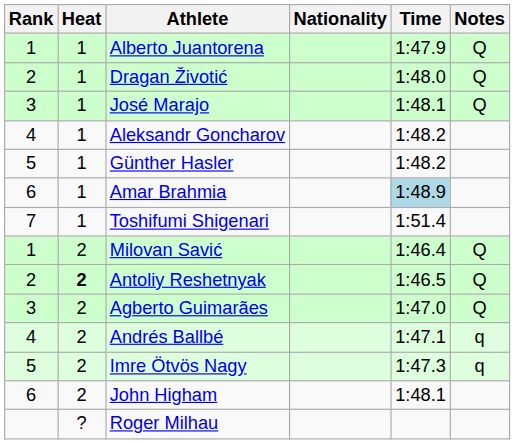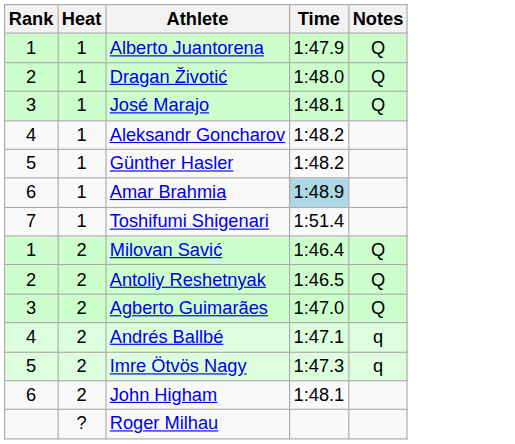- column: (340, 18)
(82, 279) bold -> (82, 279) normal
